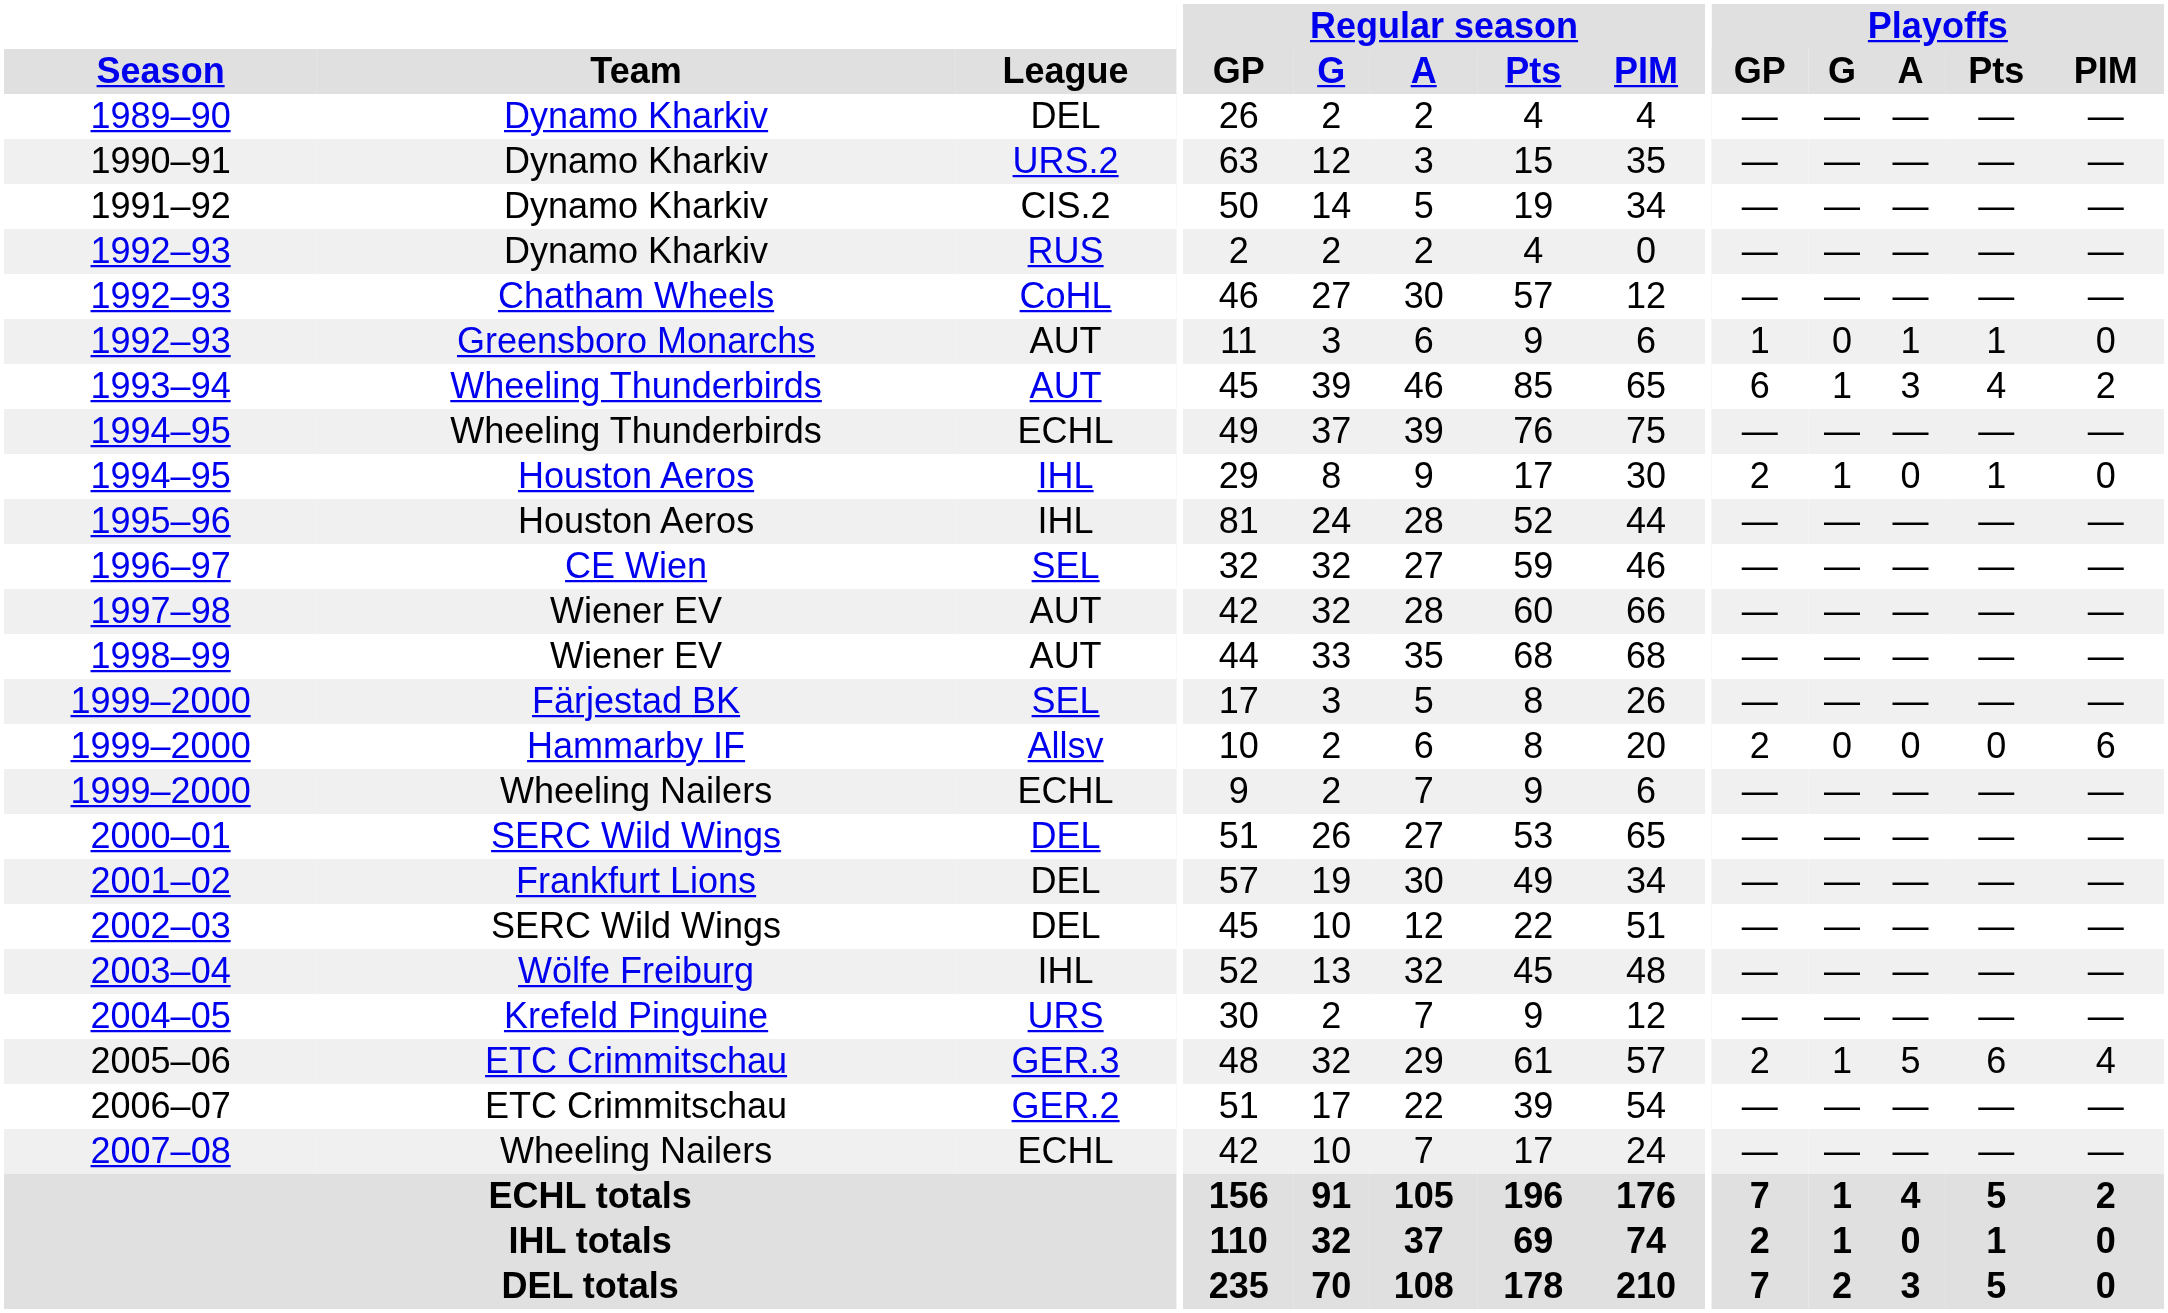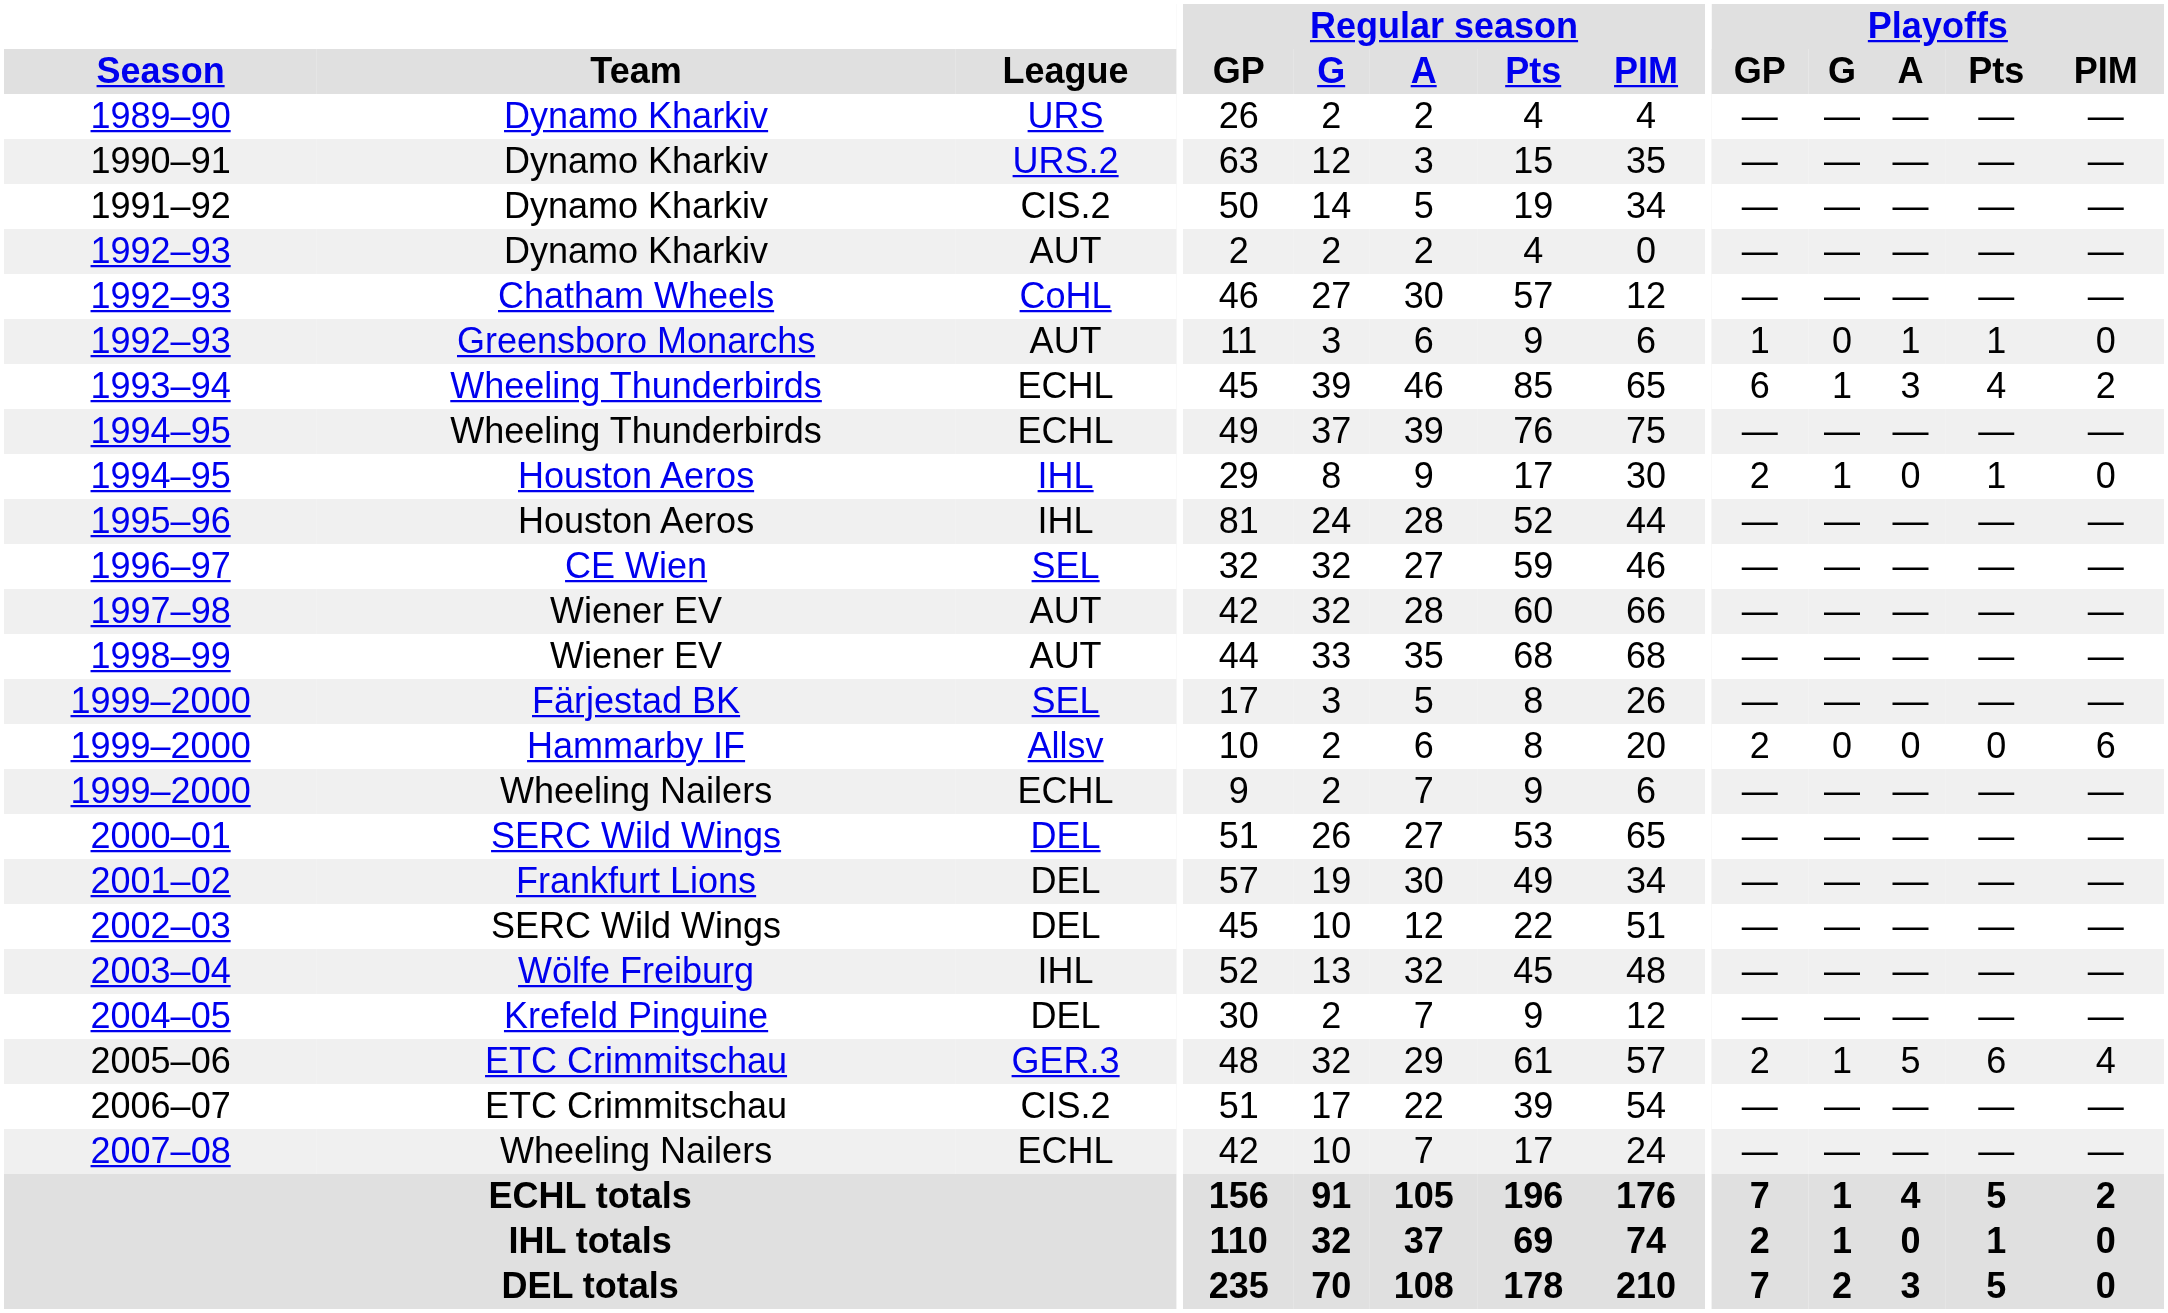(1066, 115) DEL -> (1066, 115) URS
(1066, 250) RUS -> (1066, 250) AUT
(1066, 385) AUT -> (1066, 385) ECHL
(1066, 1015) URS -> (1066, 1015) DEL
(1066, 1105) GER.2 -> (1066, 1105) CIS.2
